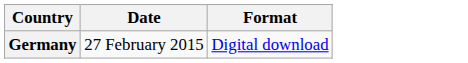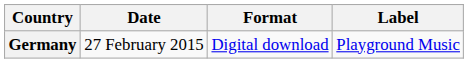+ column: (398, 17)
